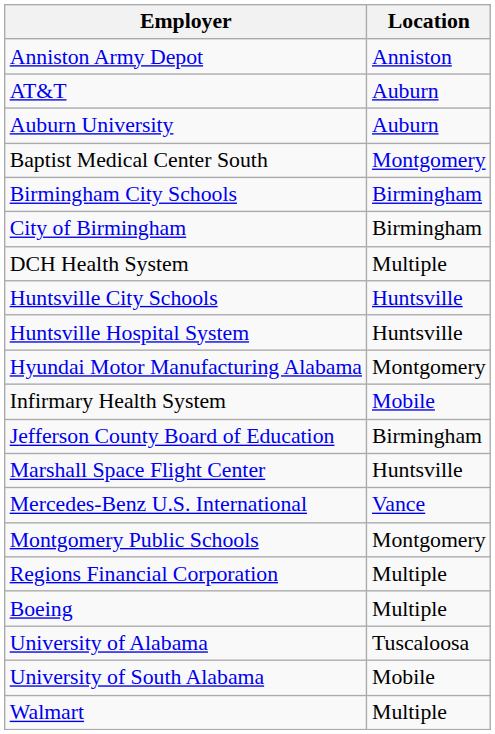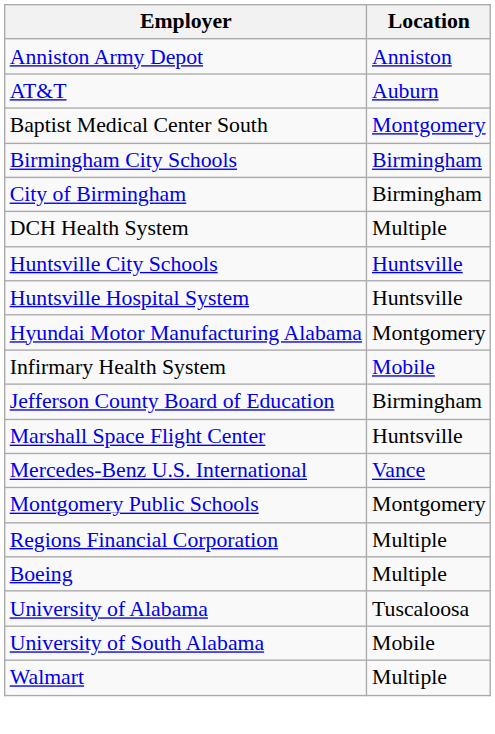- row: (92, 125)
